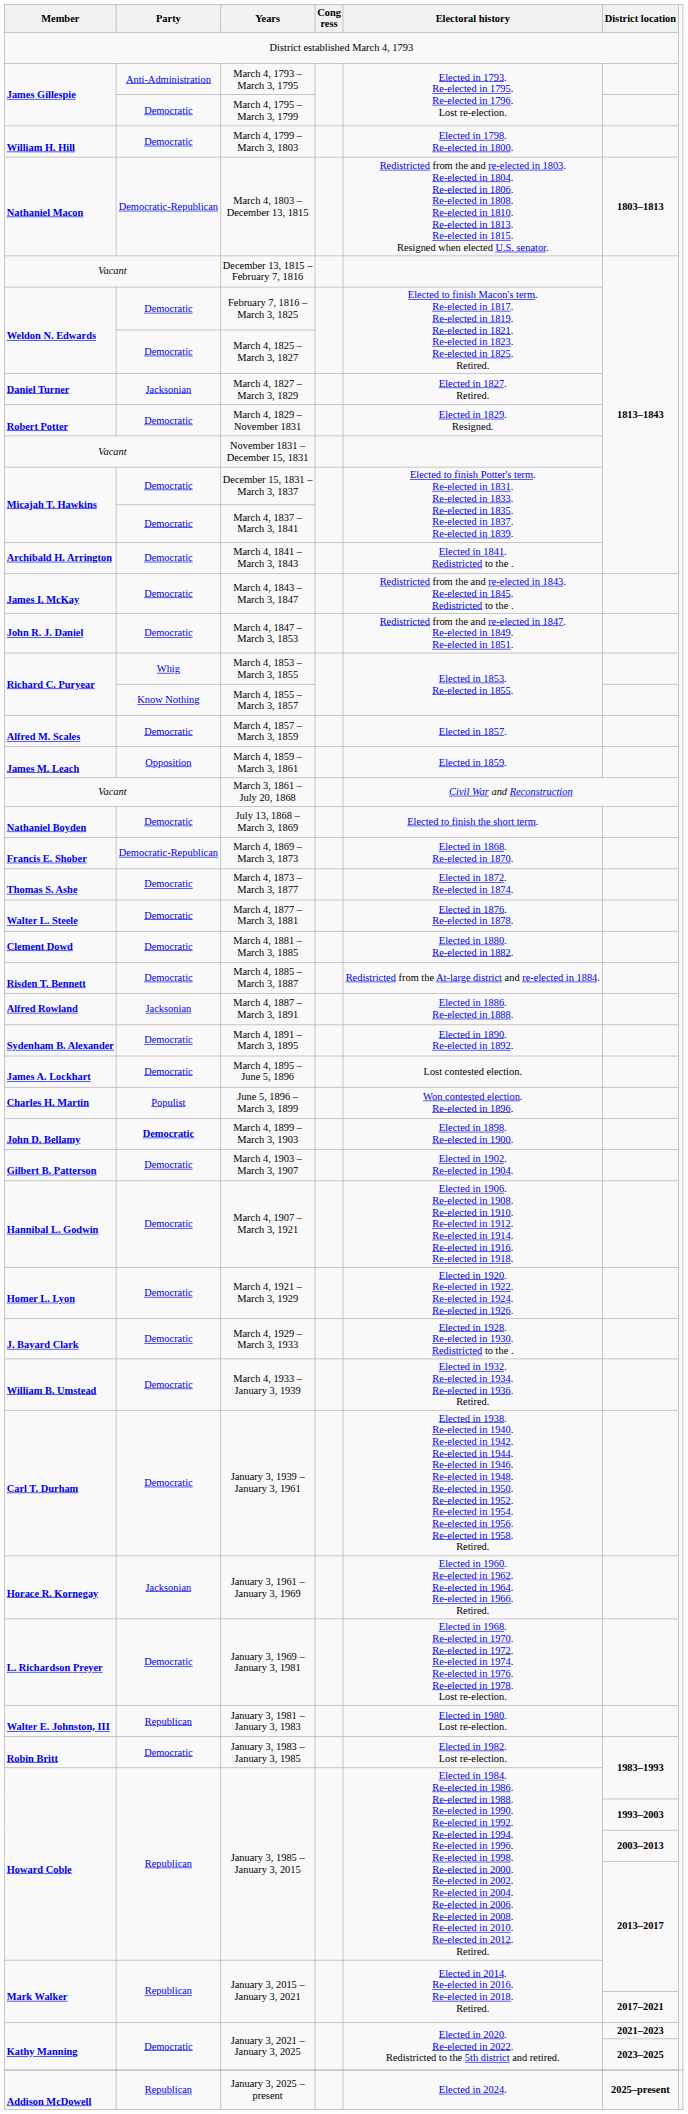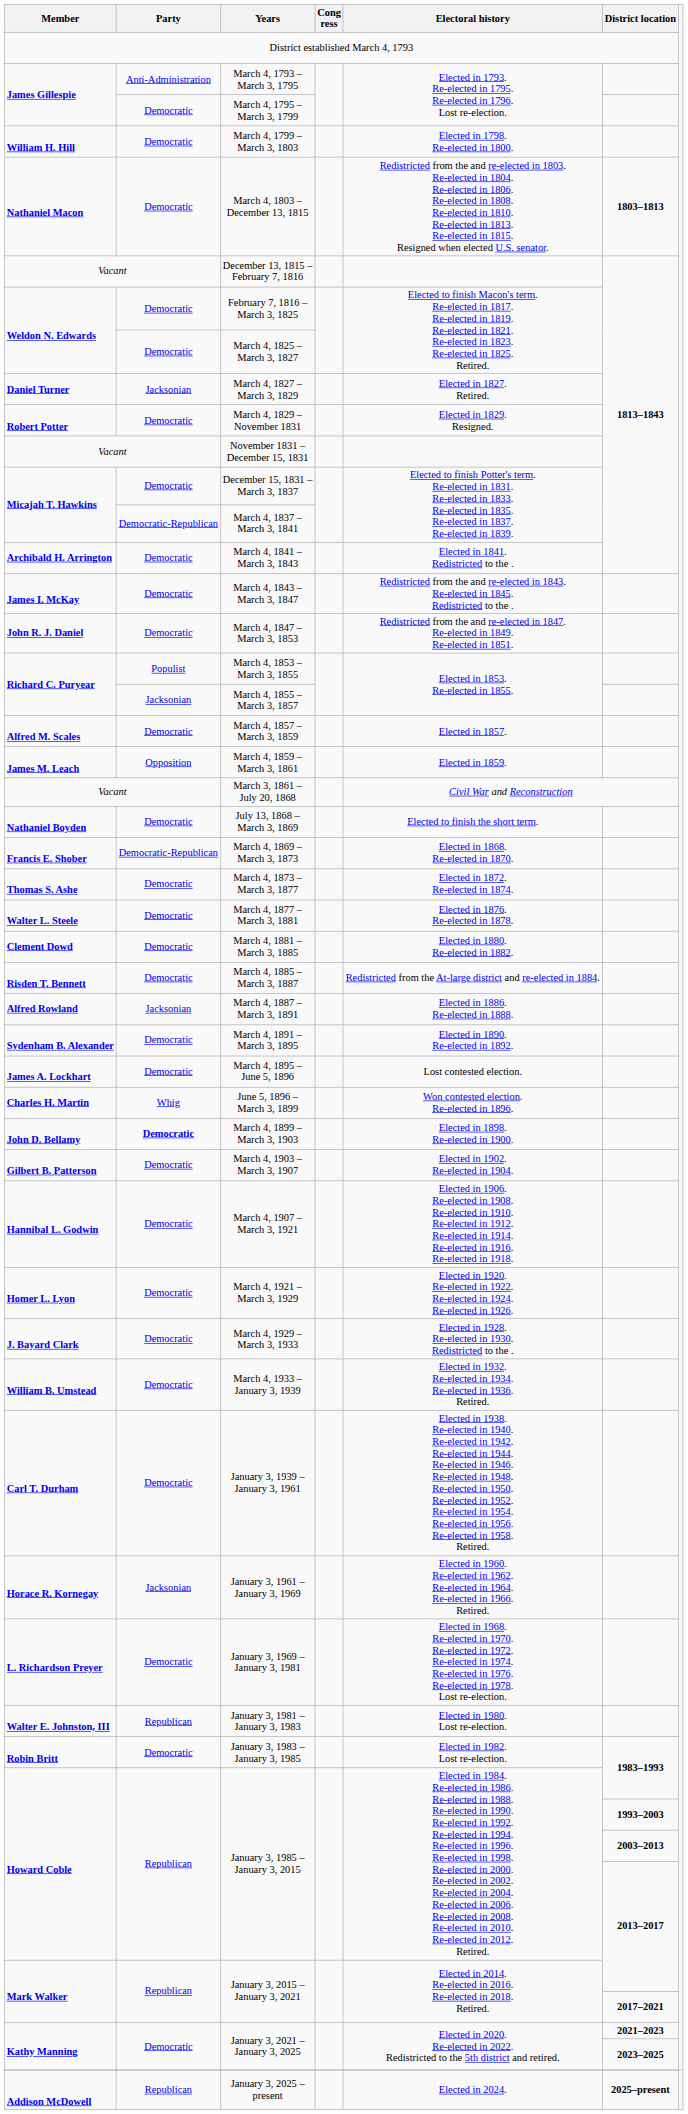(168, 206) Democratic-Republican -> (168, 206) Democratic
(168, 523) Democratic -> (168, 523) Democratic-Republican
(168, 668) Whig -> (168, 668) Populist
(168, 700) Know Nothing -> (168, 700) Jacksonian
(168, 1102) Populist -> (168, 1102) Whig
